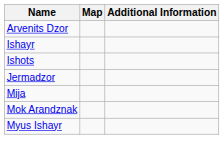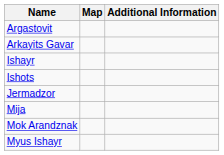+ row: (29, 28)
+ row: (40, 45)
- row: (37, 28)
